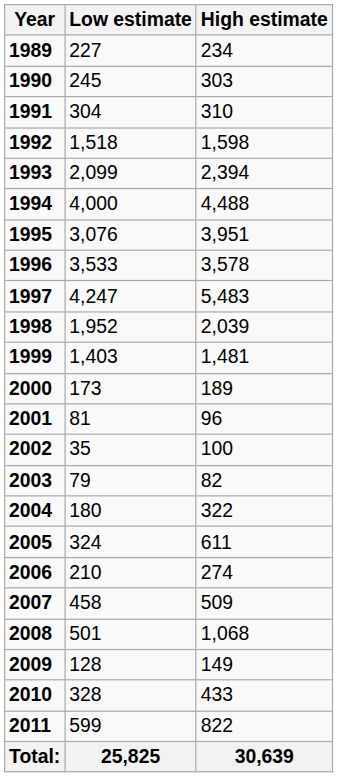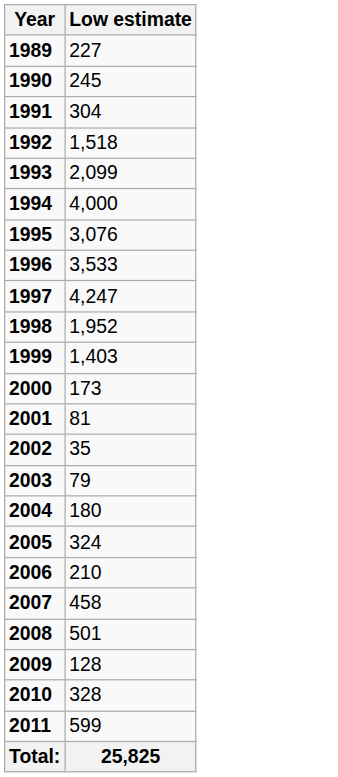- column: (264, 19)
